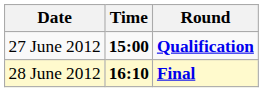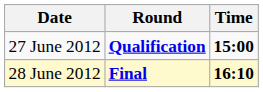columns swapped: (129, 18) <-> (205, 18)
